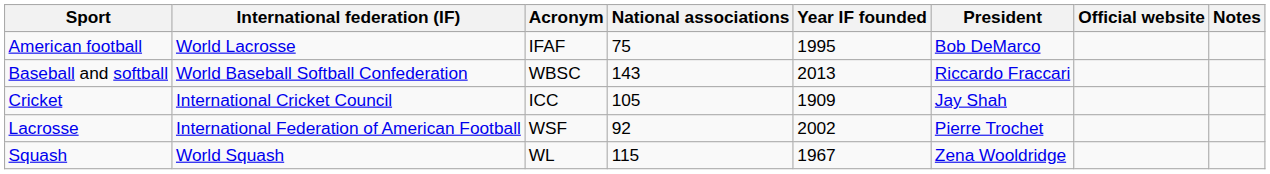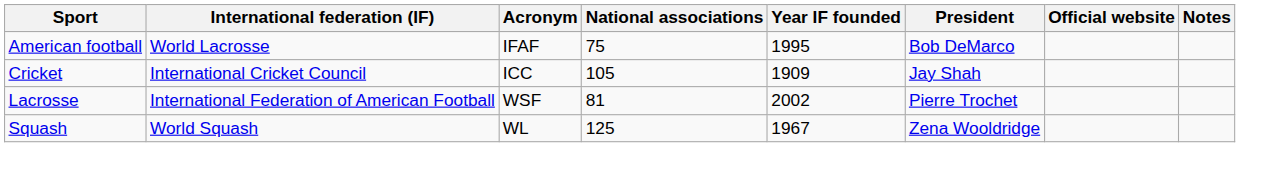- row: (88, 73)
(621, 127) 92 -> (595, 100) 81
(625, 155) 115 -> (600, 127) 125
